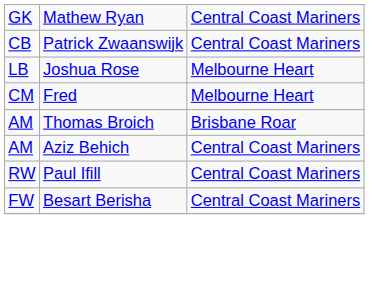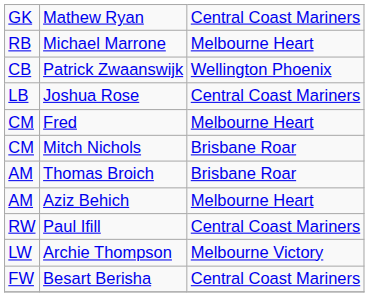+ row: (104, 43)
(276, 43) Central Coast Mariners -> (261, 69) Wellington Phoenix
(252, 69) Melbourne Heart -> (276, 95) Central Coast Mariners
+ row: (92, 148)
(276, 148) Central Coast Mariners -> (252, 200) Melbourne Heart
+ row: (108, 252)
